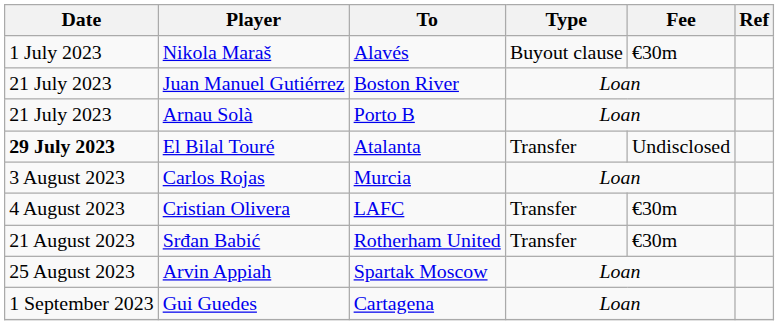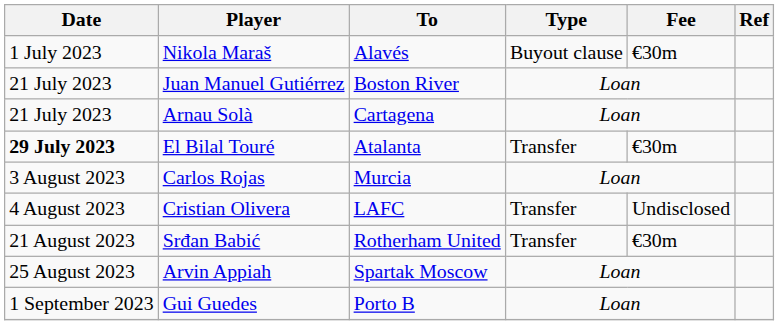(384, 114) Porto B -> (394, 114) Cartagena
(681, 146) Undisclosed -> (655, 146) €30m
(655, 209) €30m -> (681, 209) Undisclosed
(394, 303) Cartagena -> (384, 303) Porto B
